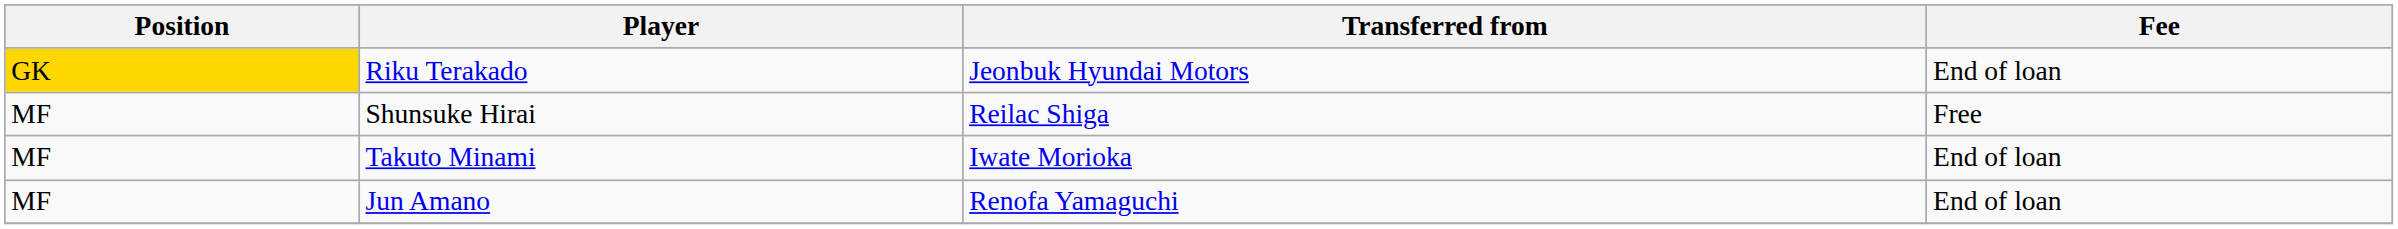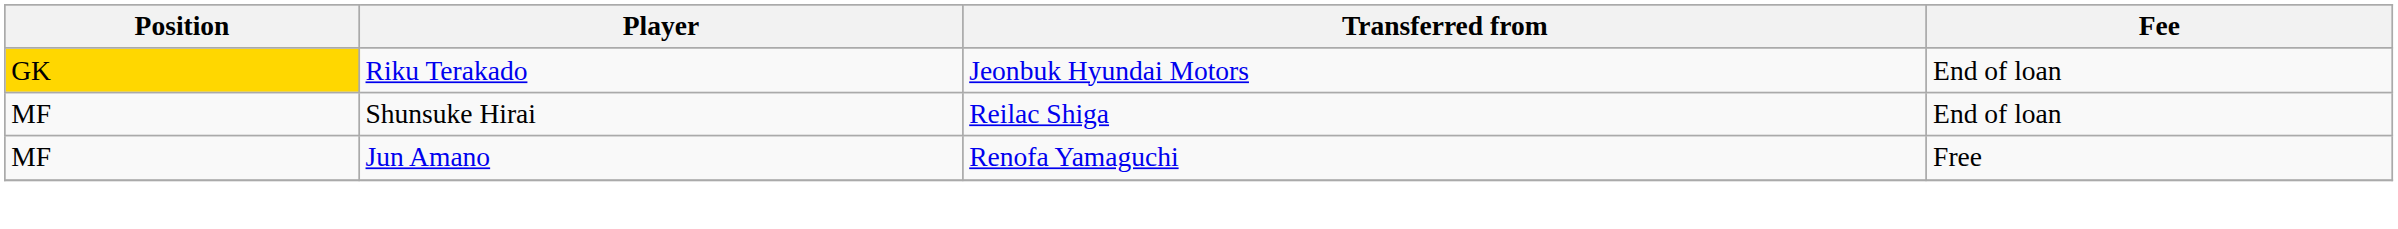(1958, 113) Free -> (1997, 113) End of loan
- row: (451, 157)
(1997, 200) End of loan -> (1958, 157) Free
